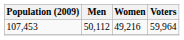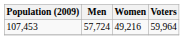(97, 27) 50,112 -> (97, 27) 57,724
